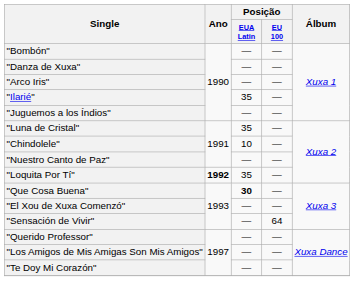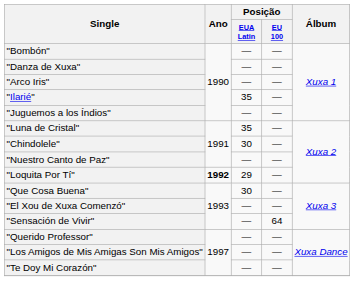(246, 144) 10 -> (246, 144) 30
(246, 175) 35 -> (246, 175) 29
(246, 190) bold -> (246, 190) normal
